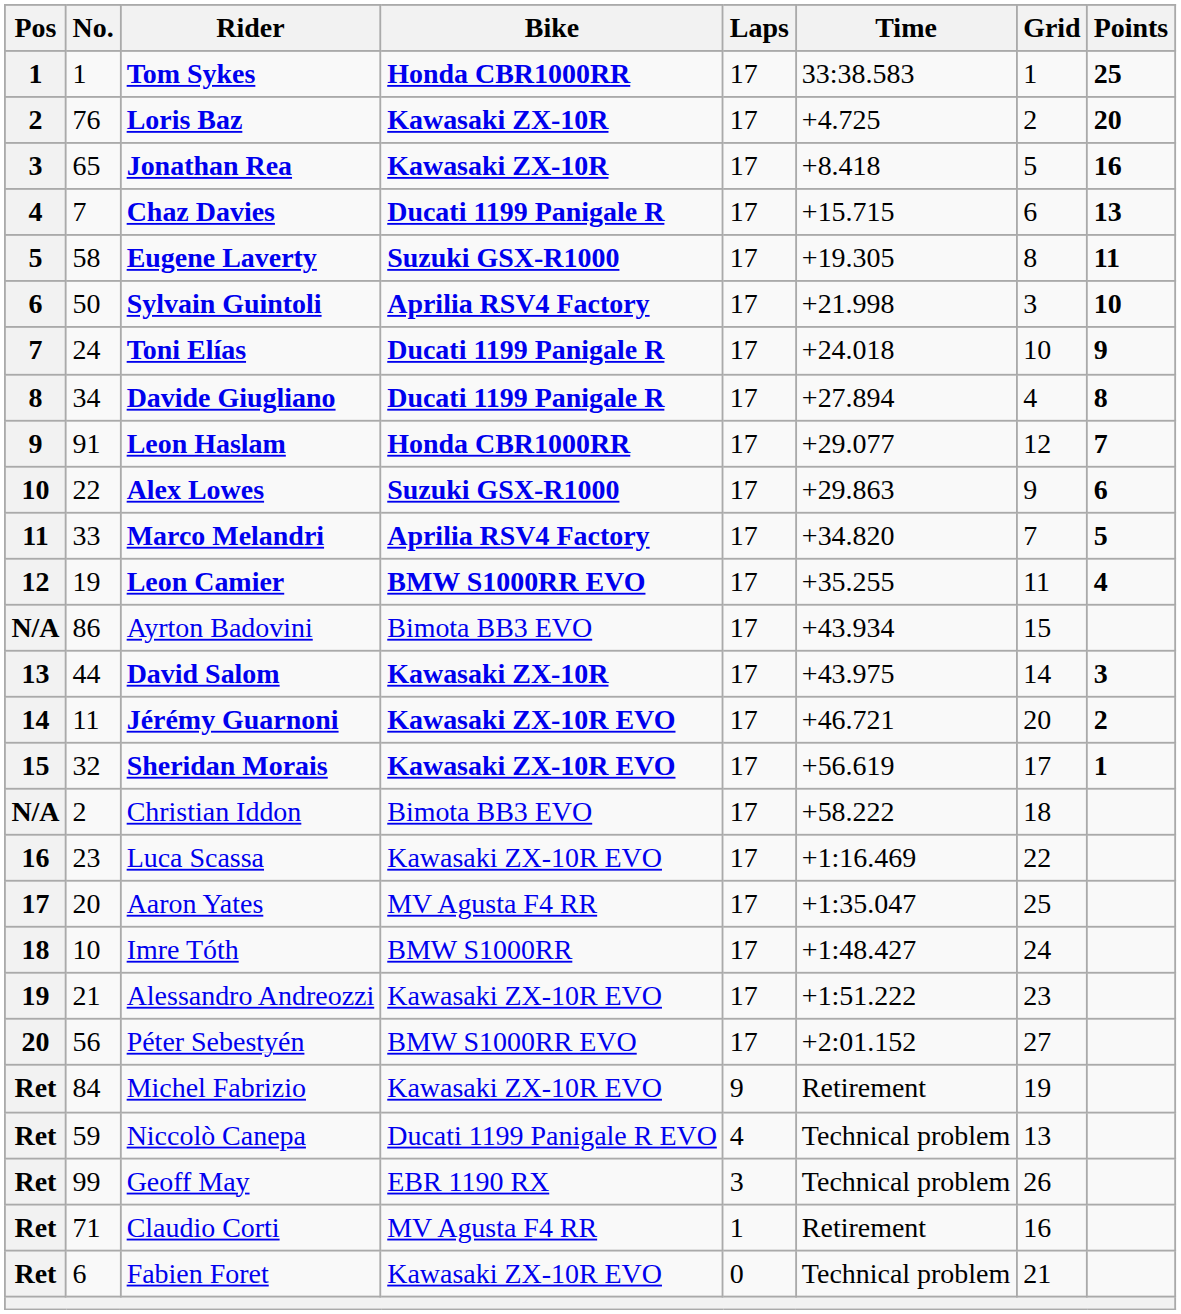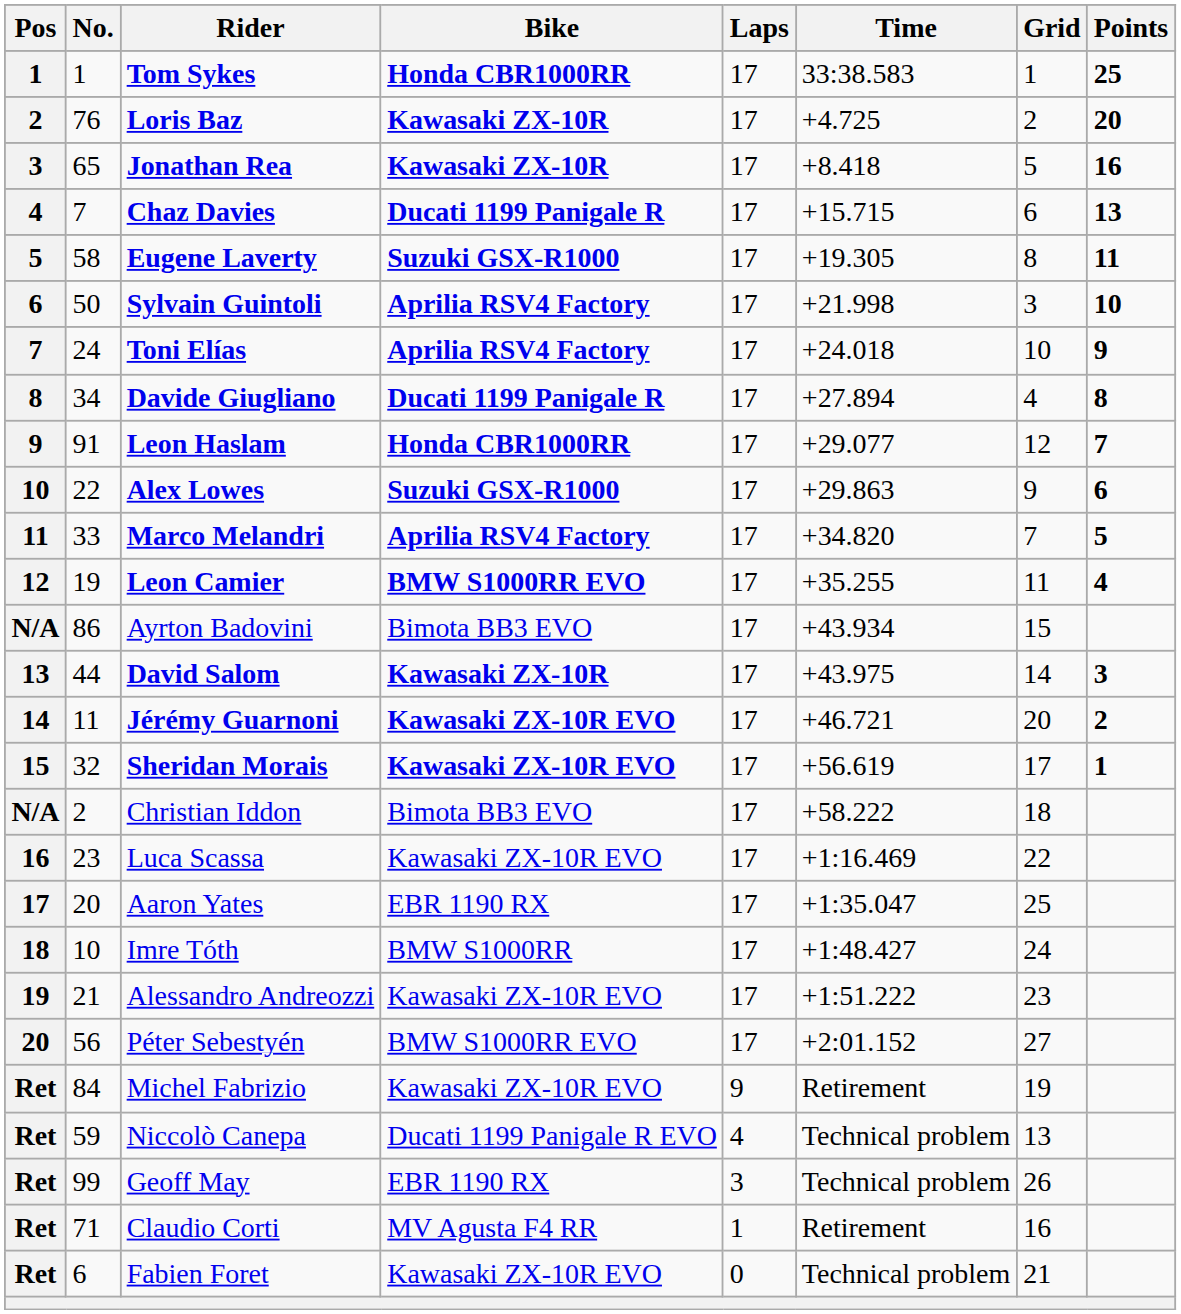(526, 350) Ducati 1199 Panigale R -> (518, 350) Aprilia RSV4 Factory
(492, 903) MV Agusta F4 RR -> (468, 903) EBR 1190 RX
